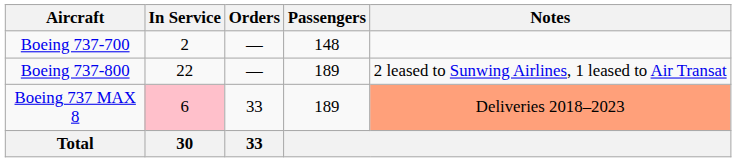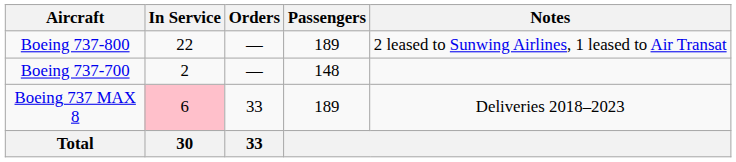rows swapped: (75, 44) <-> (75, 71)
(550, 107) lightsalmon background -> (550, 107) no background
